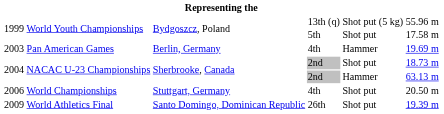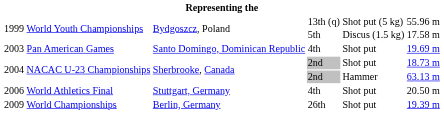(359, 35) Shot put -> (373, 35) Discus (1.5 kg)
(187, 49) Berlin, Germany -> (229, 49) Santo Domingo, Dominican Republic
(360, 49) Hammer -> (359, 49) Shot put
(72, 90) World Championships -> (70, 90) World Athletics Final
(70, 104) World Athletics Final -> (72, 104) World Championships
(229, 104) Santo Domingo, Dominican Republic -> (187, 104) Berlin, Germany
